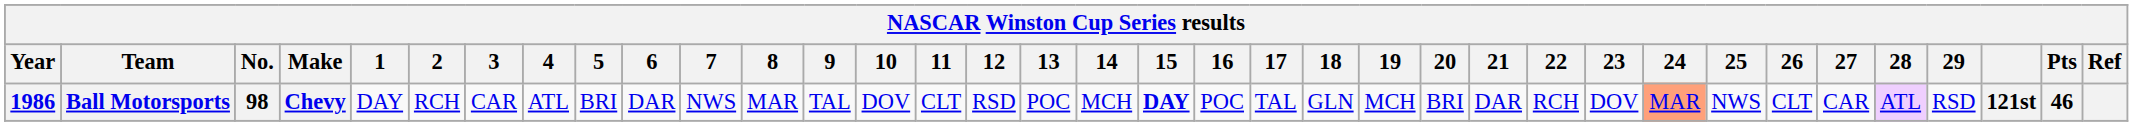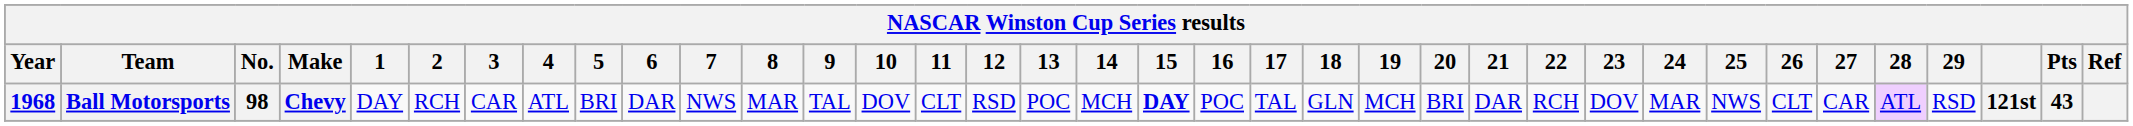(33, 101) 1986 -> (33, 101) 1968
(1675, 101) lightsalmon background -> (1675, 101) no background
(2062, 101) 46 -> (2062, 101) 43
